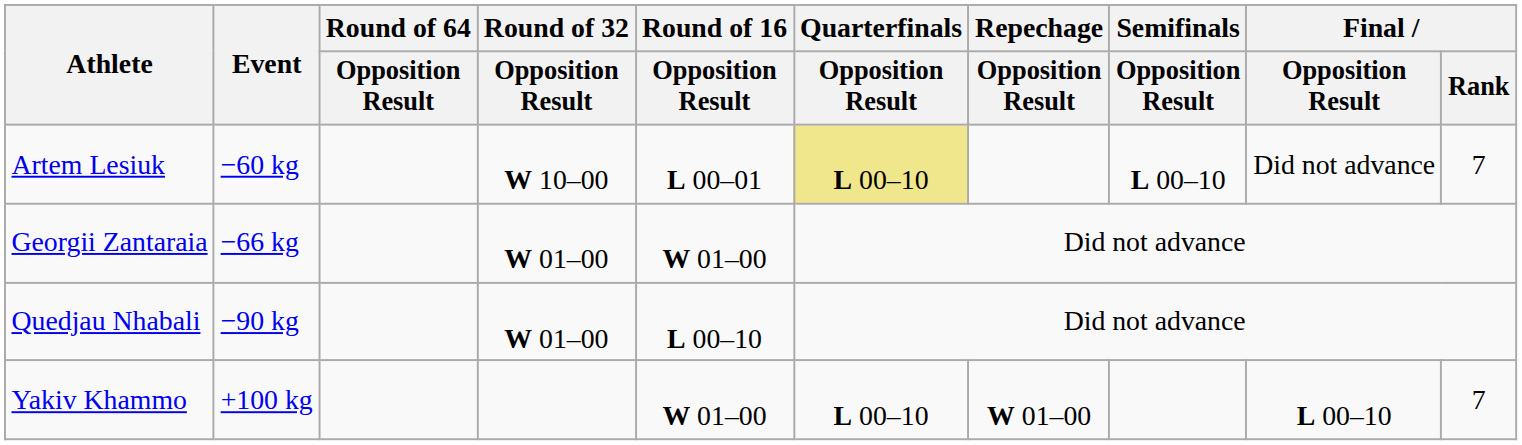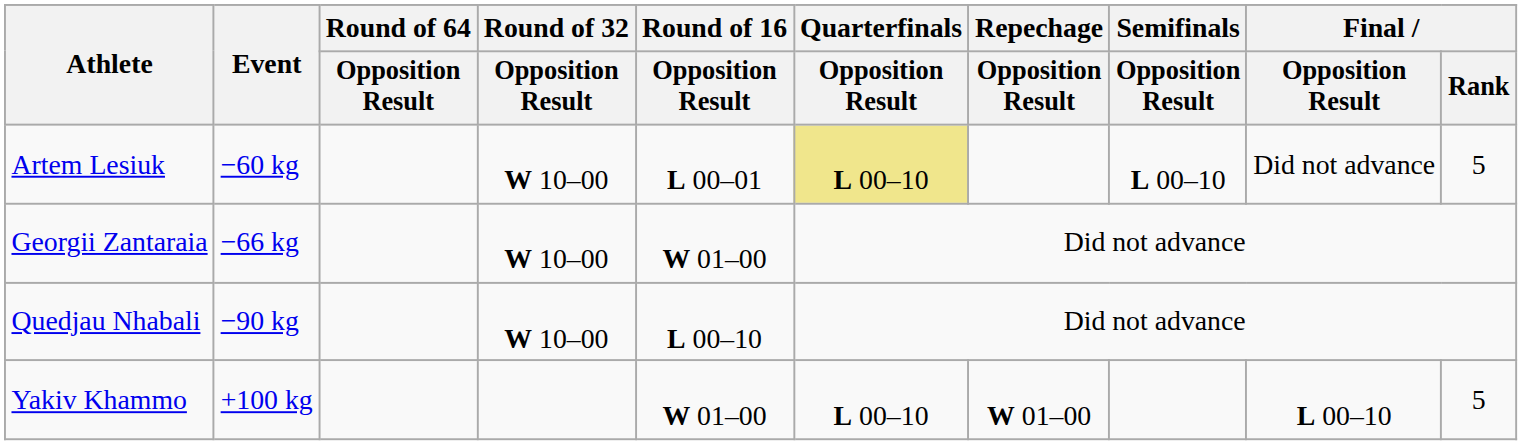(1479, 164) 7 -> (1479, 164) 5
(556, 259) W 01–00 -> (556, 259) W 10–00
(556, 337) W 01–00 -> (556, 337) W 10–00
(1479, 400) 7 -> (1479, 400) 5
